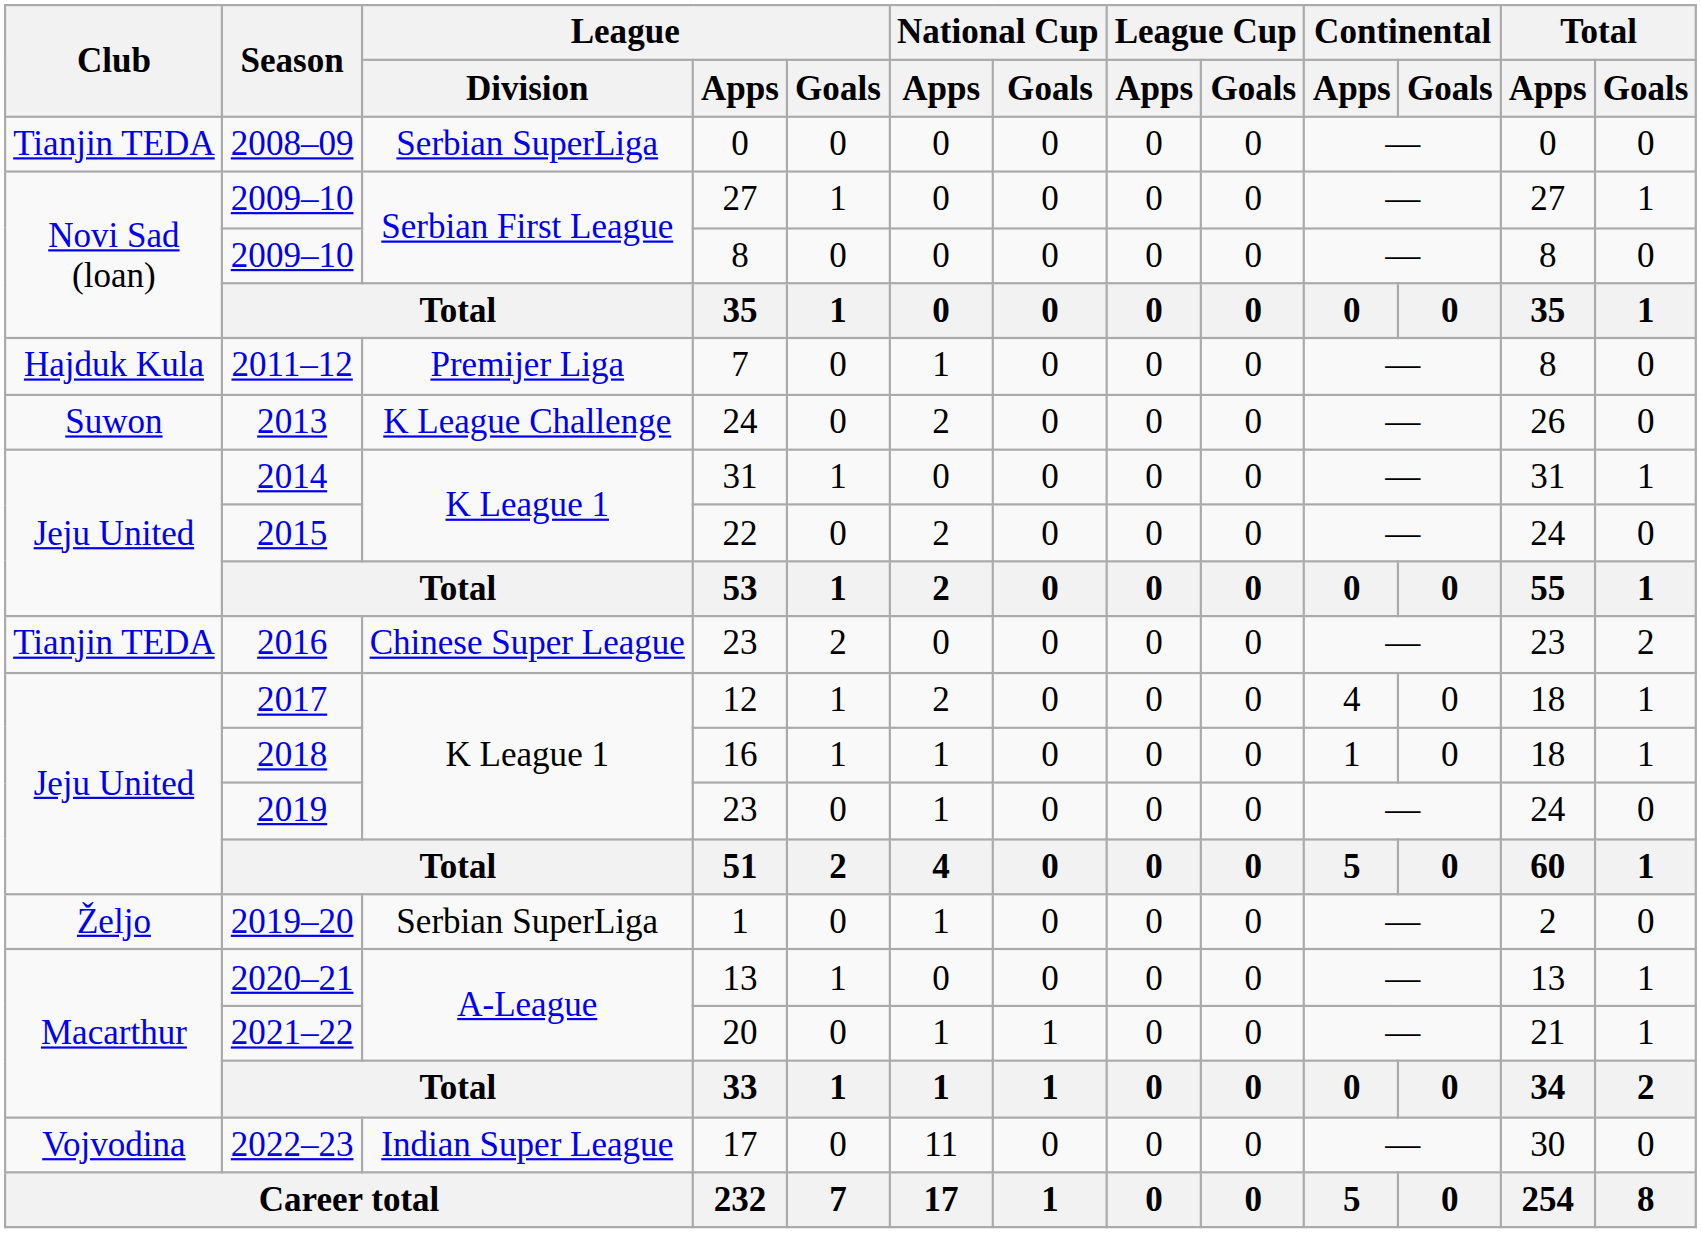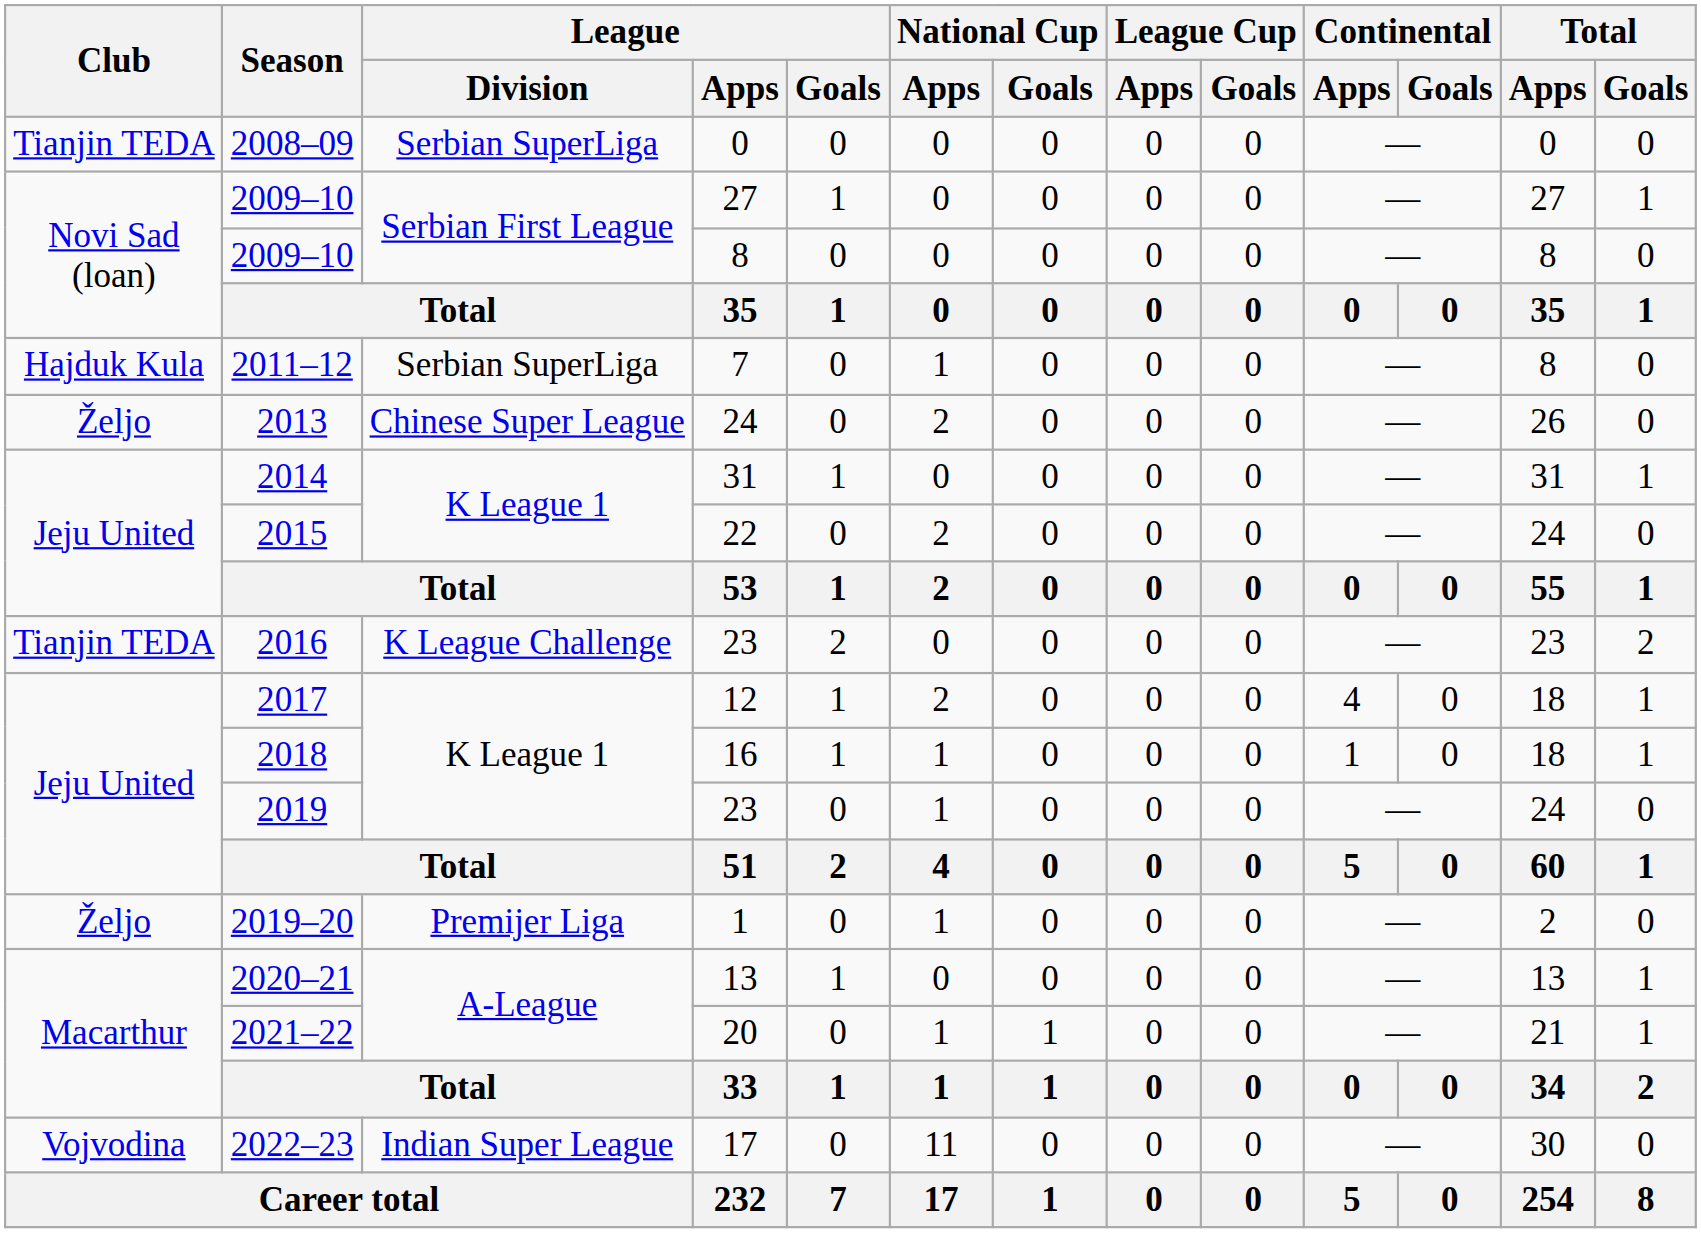(527, 365) Premijer Liga -> (527, 365) Serbian SuperLiga
(114, 421) Suwon -> (114, 421) Željo
(527, 421) K League Challenge -> (527, 421) Chinese Super League
(527, 643) Chinese Super League -> (527, 643) K League Challenge
(527, 921) Serbian SuperLiga -> (527, 921) Premijer Liga
